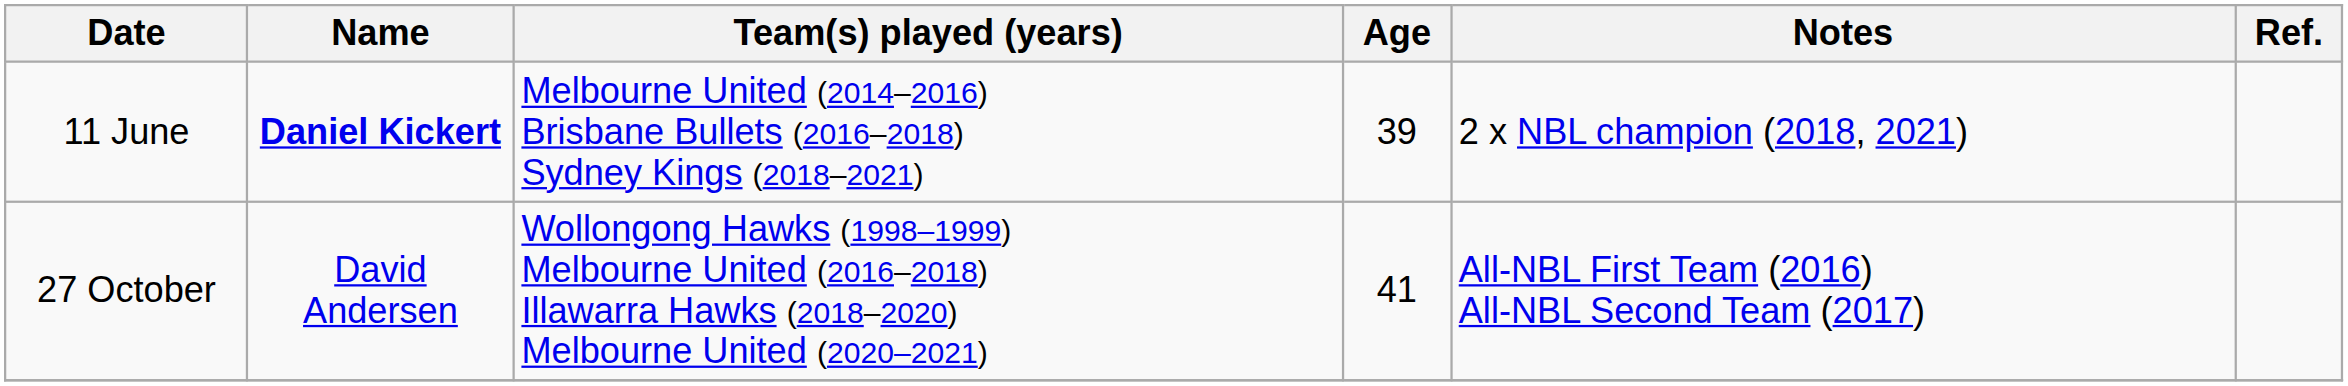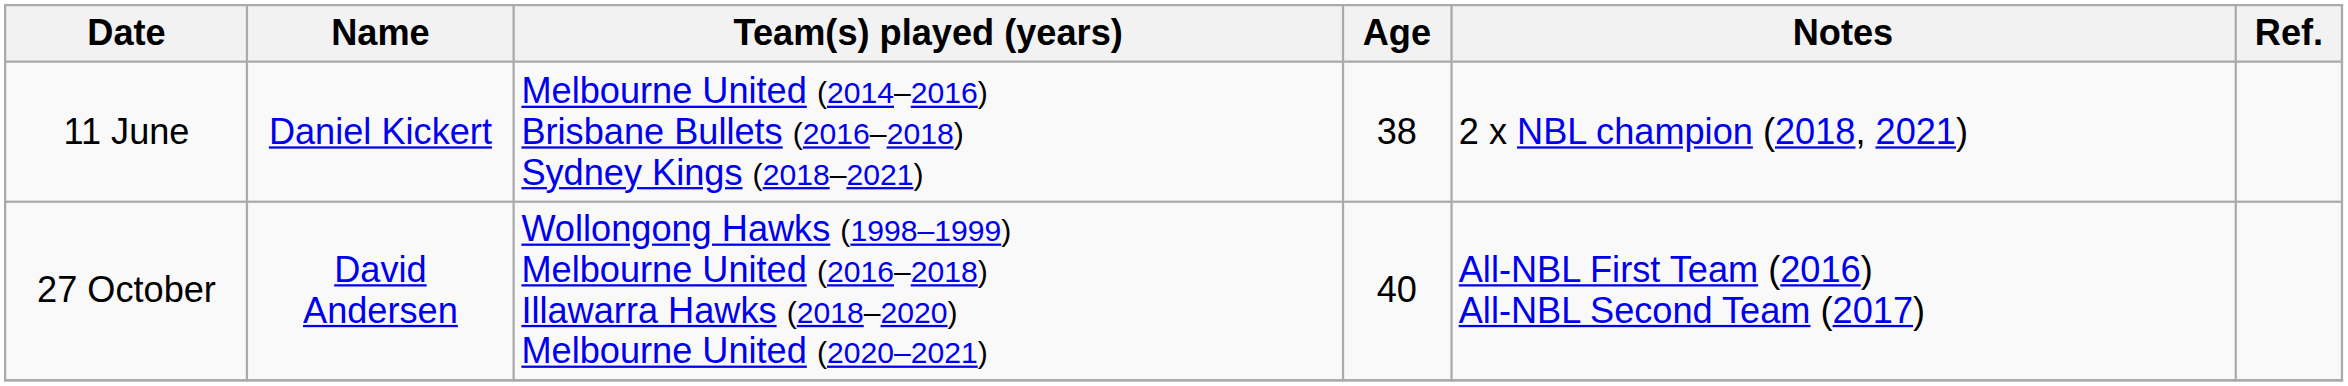(380, 131) bold -> (380, 131) normal
(1397, 131) 39 -> (1397, 131) 38
(1397, 290) 41 -> (1397, 290) 40
